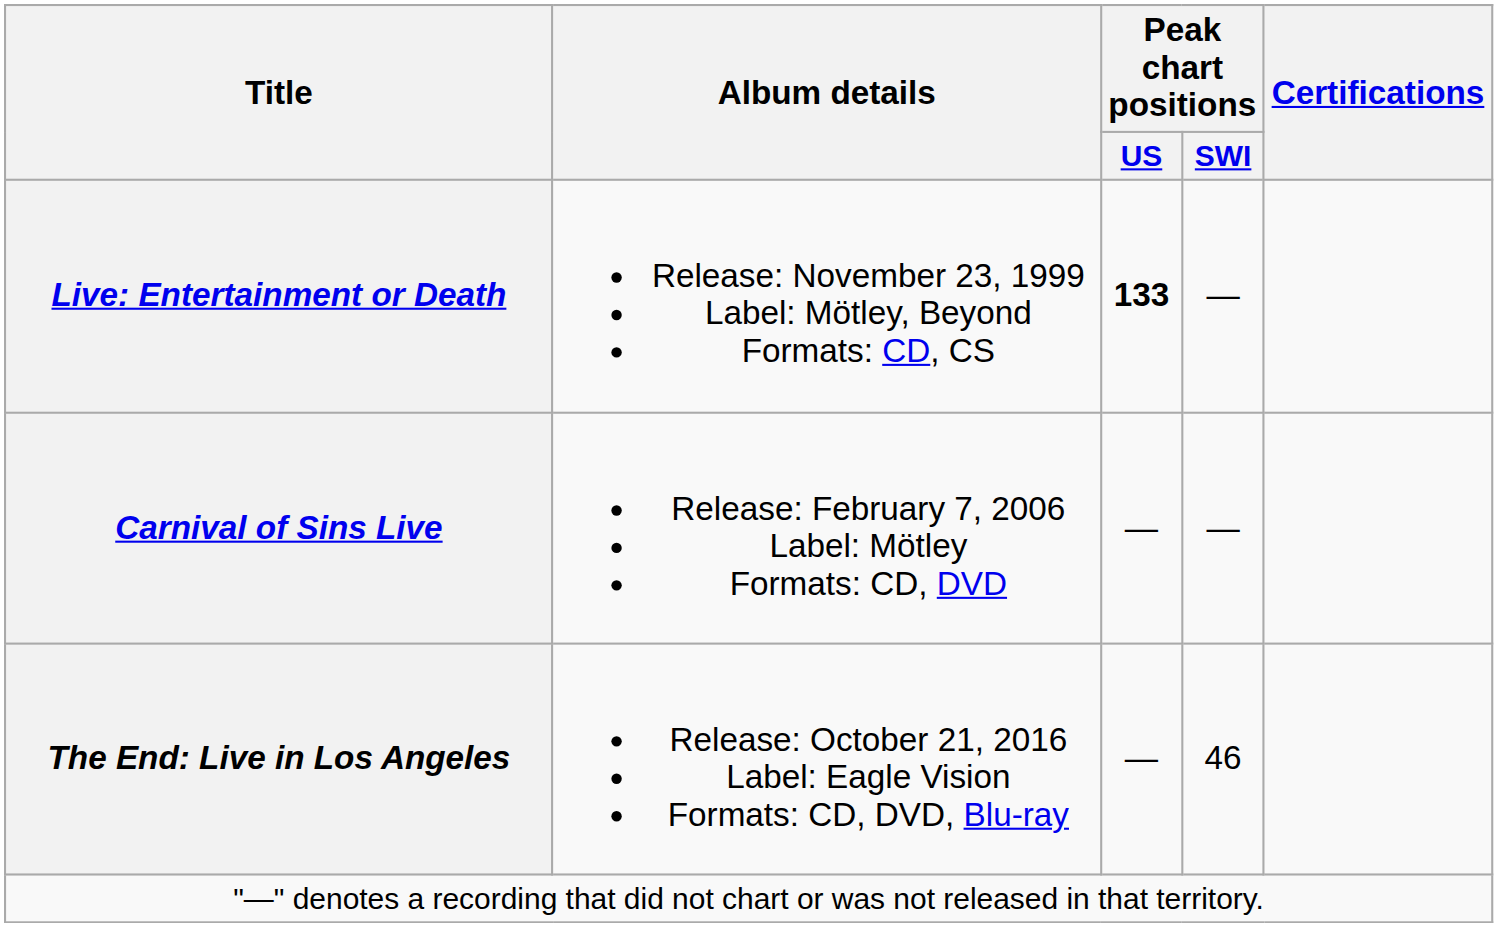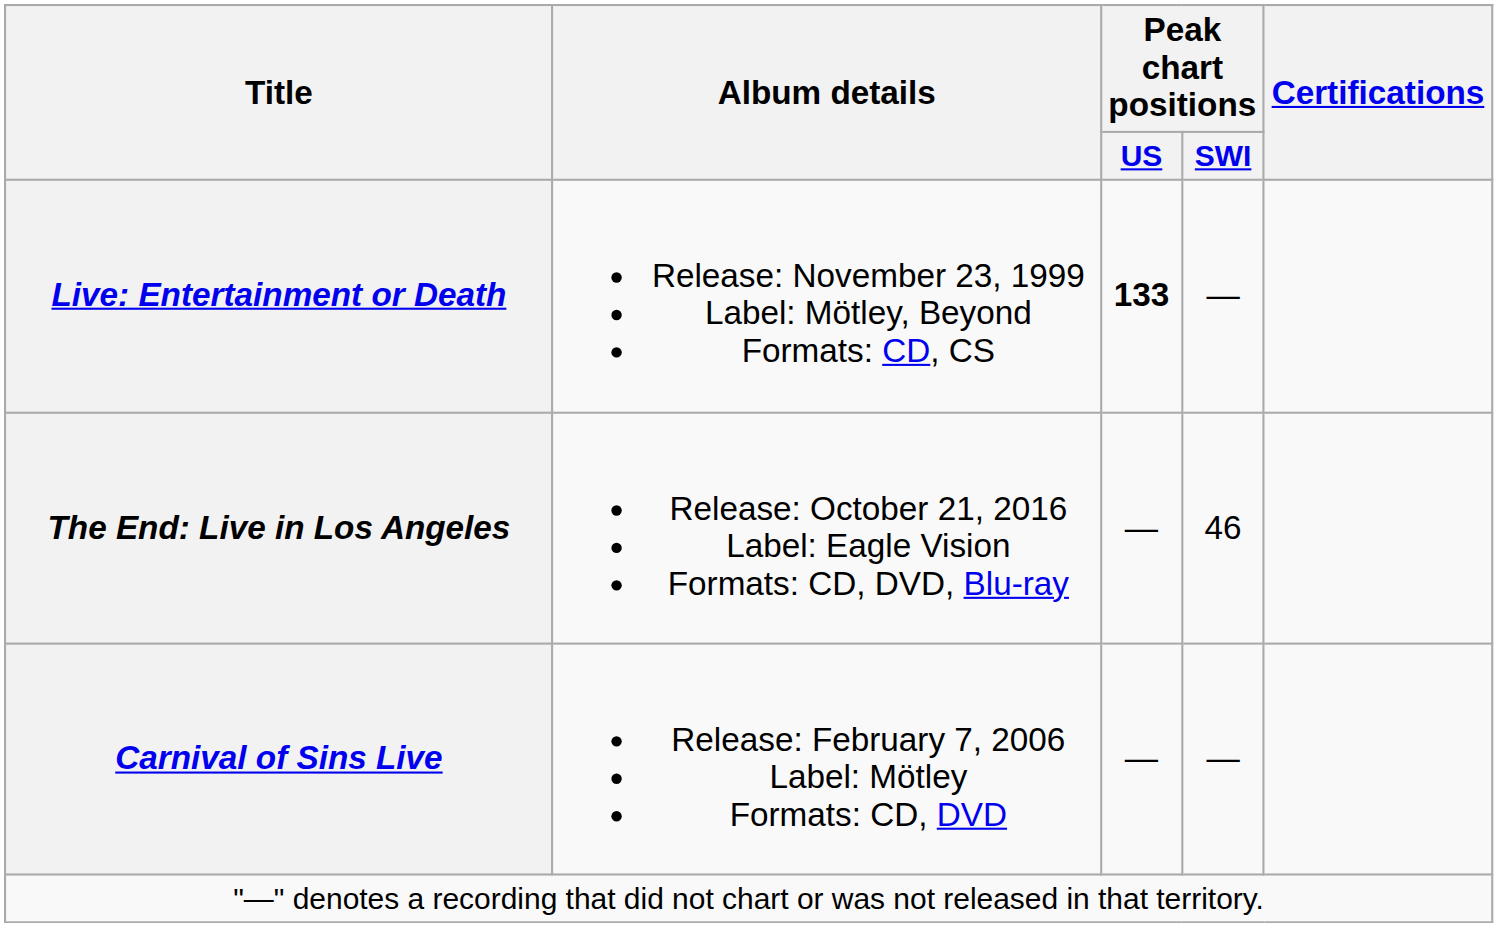rows swapped: (279, 526) <-> (279, 758)
